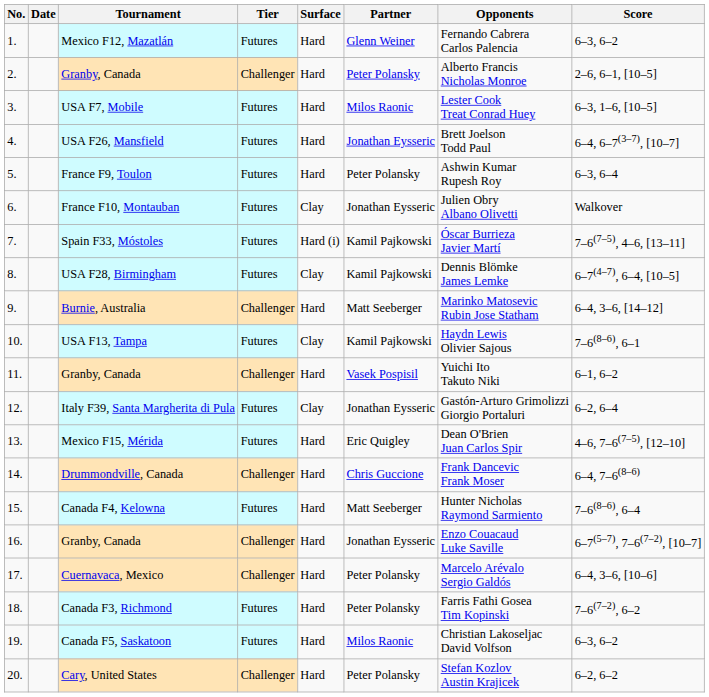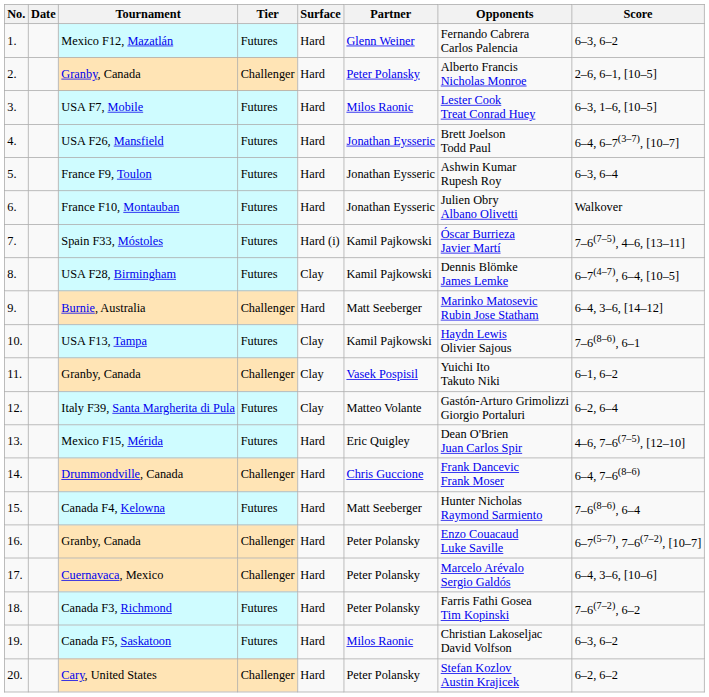(383, 174) Peter Polansky -> (391, 174) Jonathan Eysseric
(312, 207) Clay -> (313, 207) Hard
(313, 374) Hard -> (312, 374) Clay
(391, 408) Jonathan Eysseric -> (384, 408) Matteo Volante
(391, 541) Jonathan Eysseric -> (383, 541) Peter Polansky
